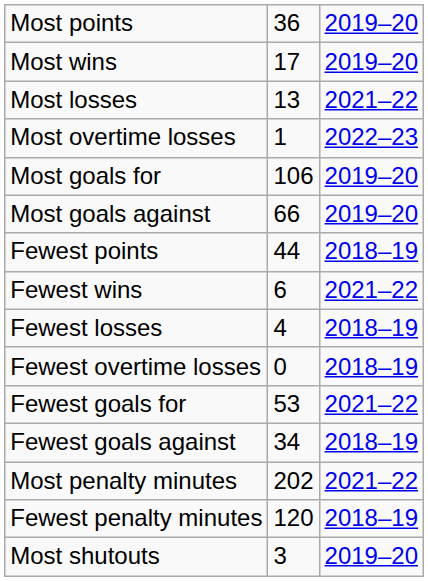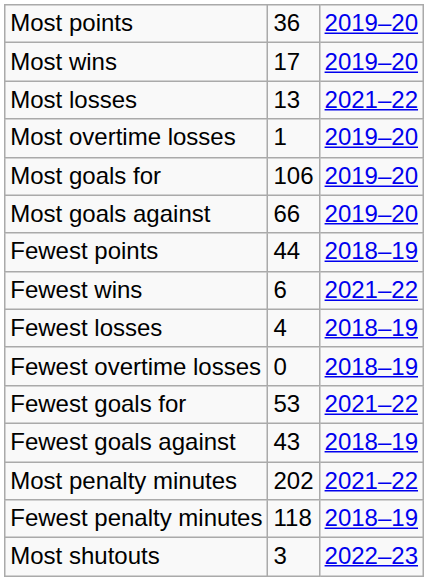(371, 137) 2022–23 -> (371, 137) 2019–20
(287, 442) 34 -> (287, 442) 43
(293, 518) 120 -> (293, 518) 118
(371, 556) 2019–20 -> (371, 556) 2022–23
